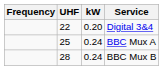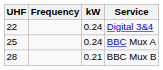columns swapped: (31, 12) <-> (69, 12)
(93, 27) 0.20 -> (93, 27) 0.24
(93, 57) 0.24 -> (93, 57) 0.21
